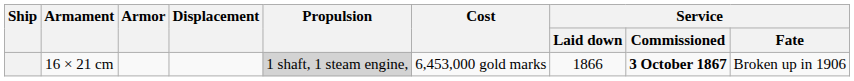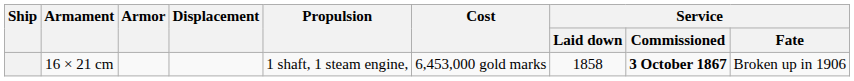(337, 64) lightgrey background -> (337, 64) no background
(588, 64) 1866 -> (588, 64) 1858
